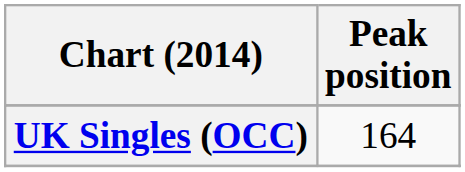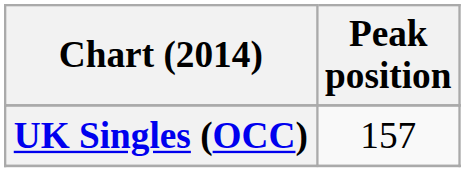(388, 135) 164 -> (388, 135) 157
